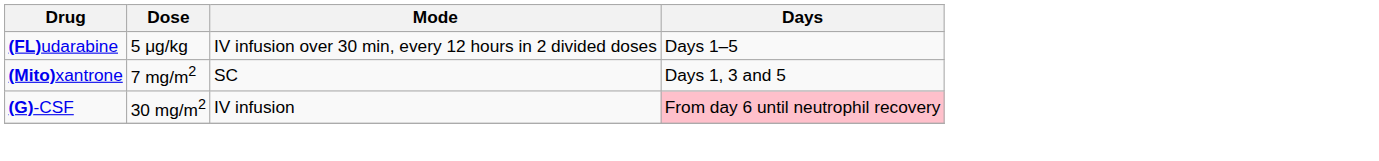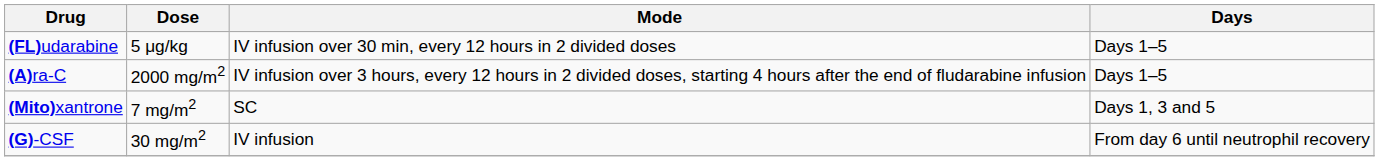+ row: (37, 75)
(803, 107) pink background -> (1232, 139) no background
